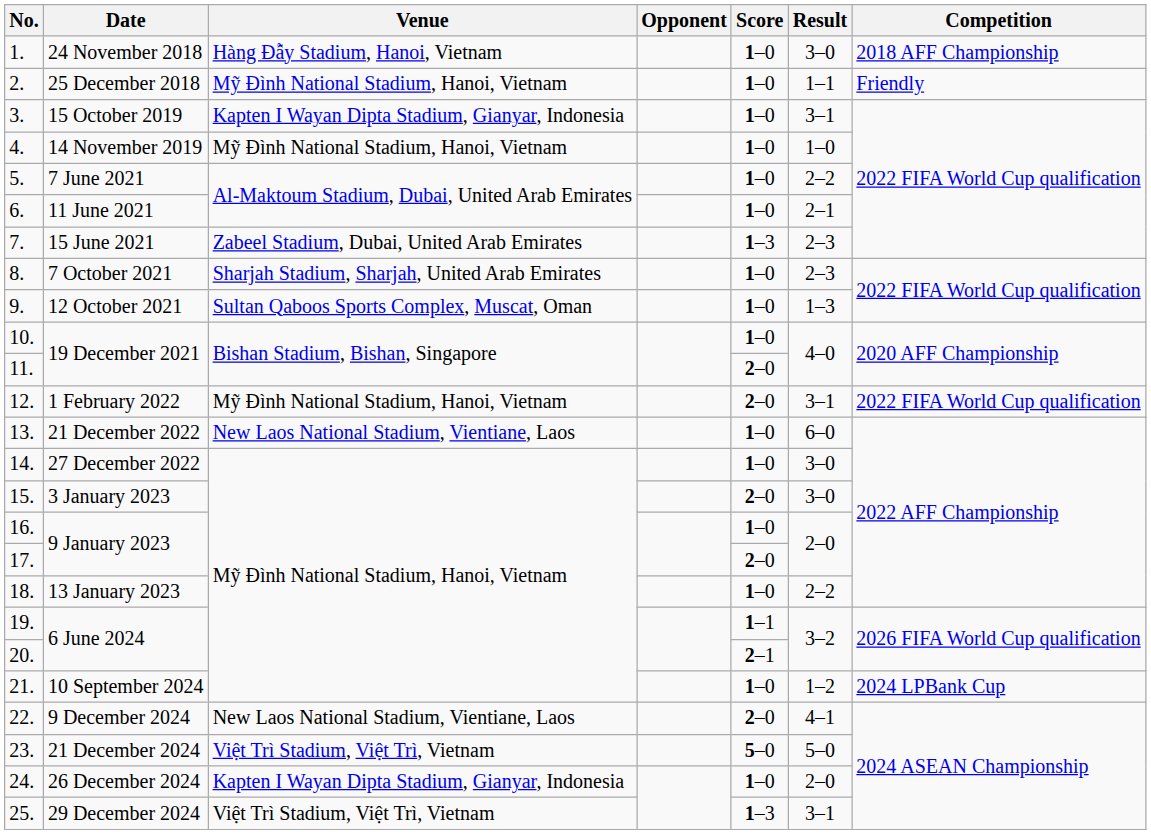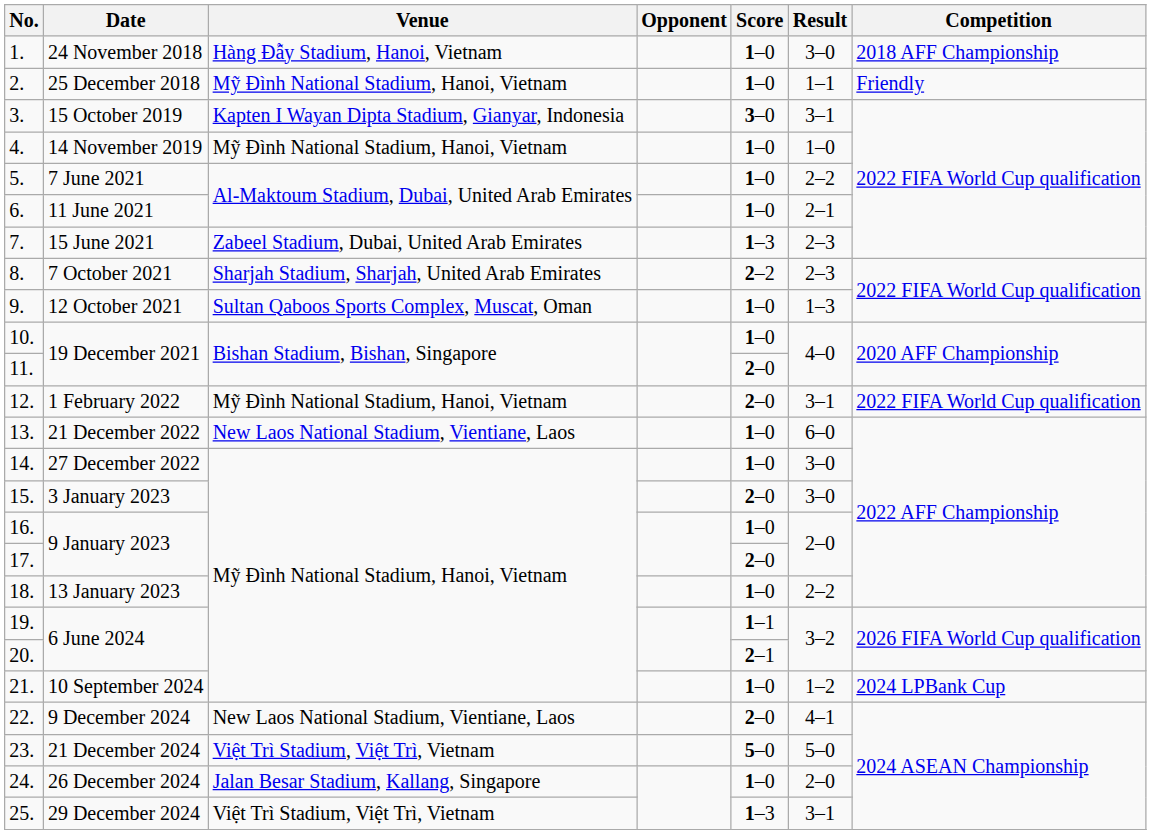(760, 115) 1–0 -> (760, 115) 3–0
(760, 274) 1–0 -> (760, 274) 2–2
(418, 781) Kapten I Wayan Dipta Stadium, Gianyar, Indonesia -> (377, 781) Jalan Besar Stadium, Kallang, Singapore
